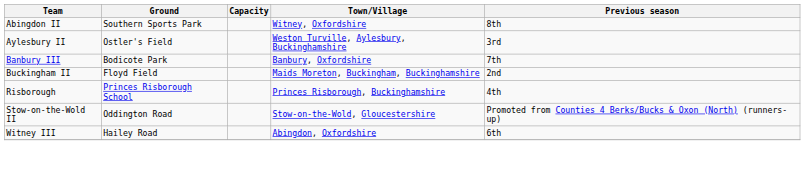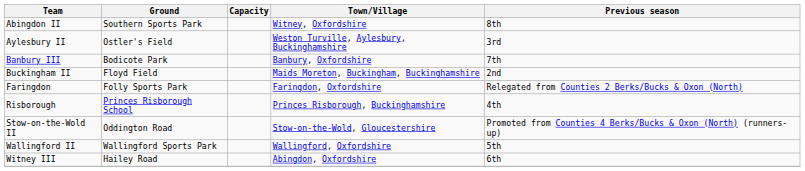+ row: (28, 87)
+ row: (41, 146)
